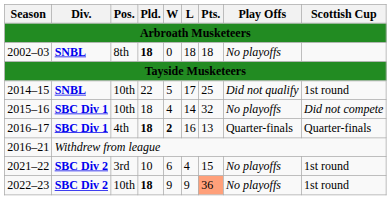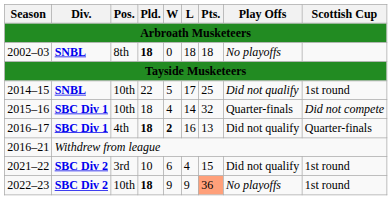(253, 109) No playoffs -> (259, 109) Quarter-finals
(259, 128) Quarter-finals -> (263, 128) Did not qualify
(253, 166) No playoffs -> (263, 166) Did not qualify
